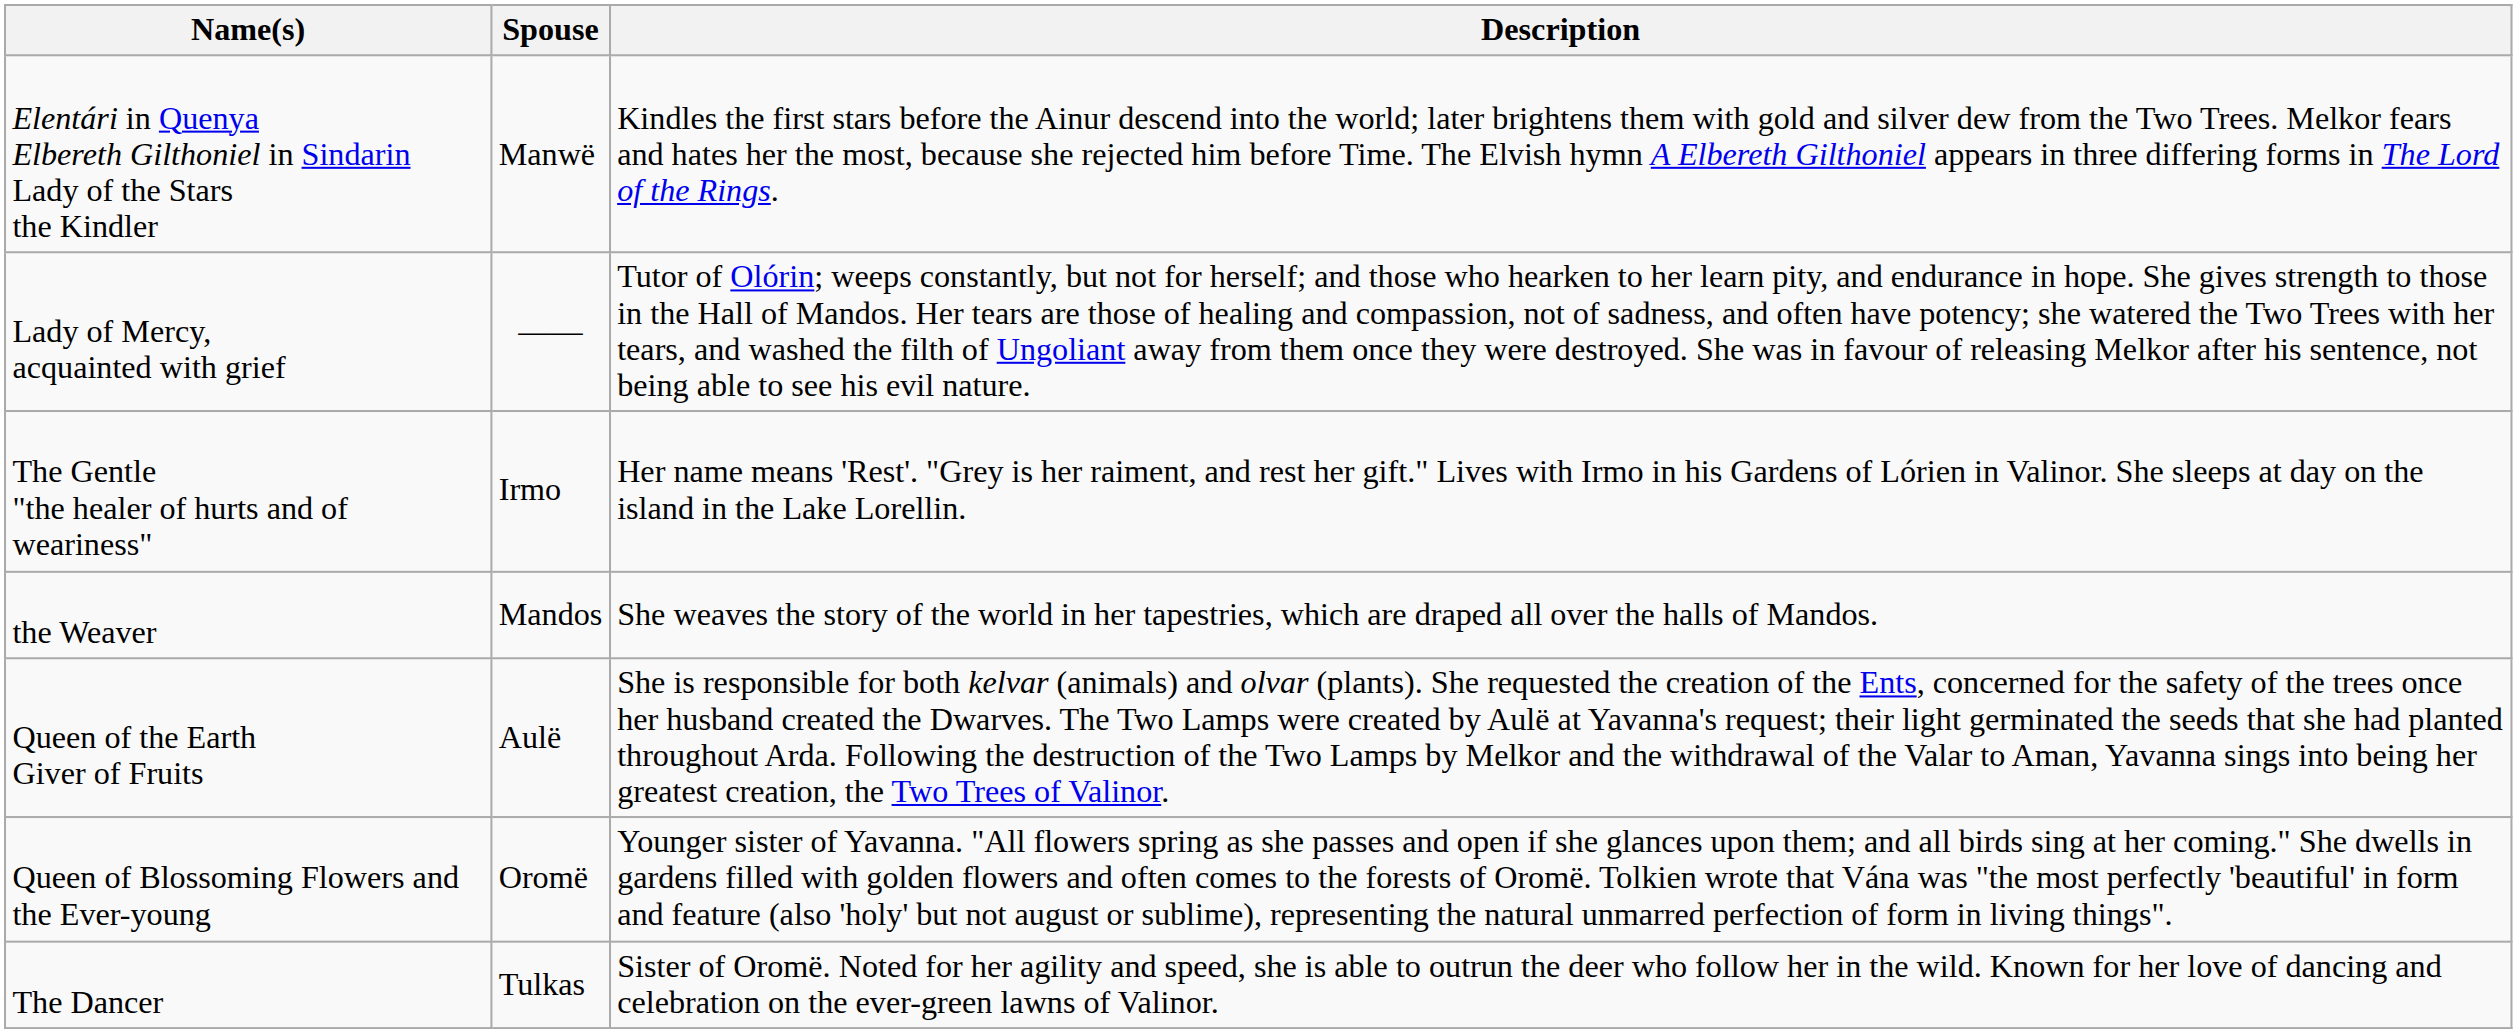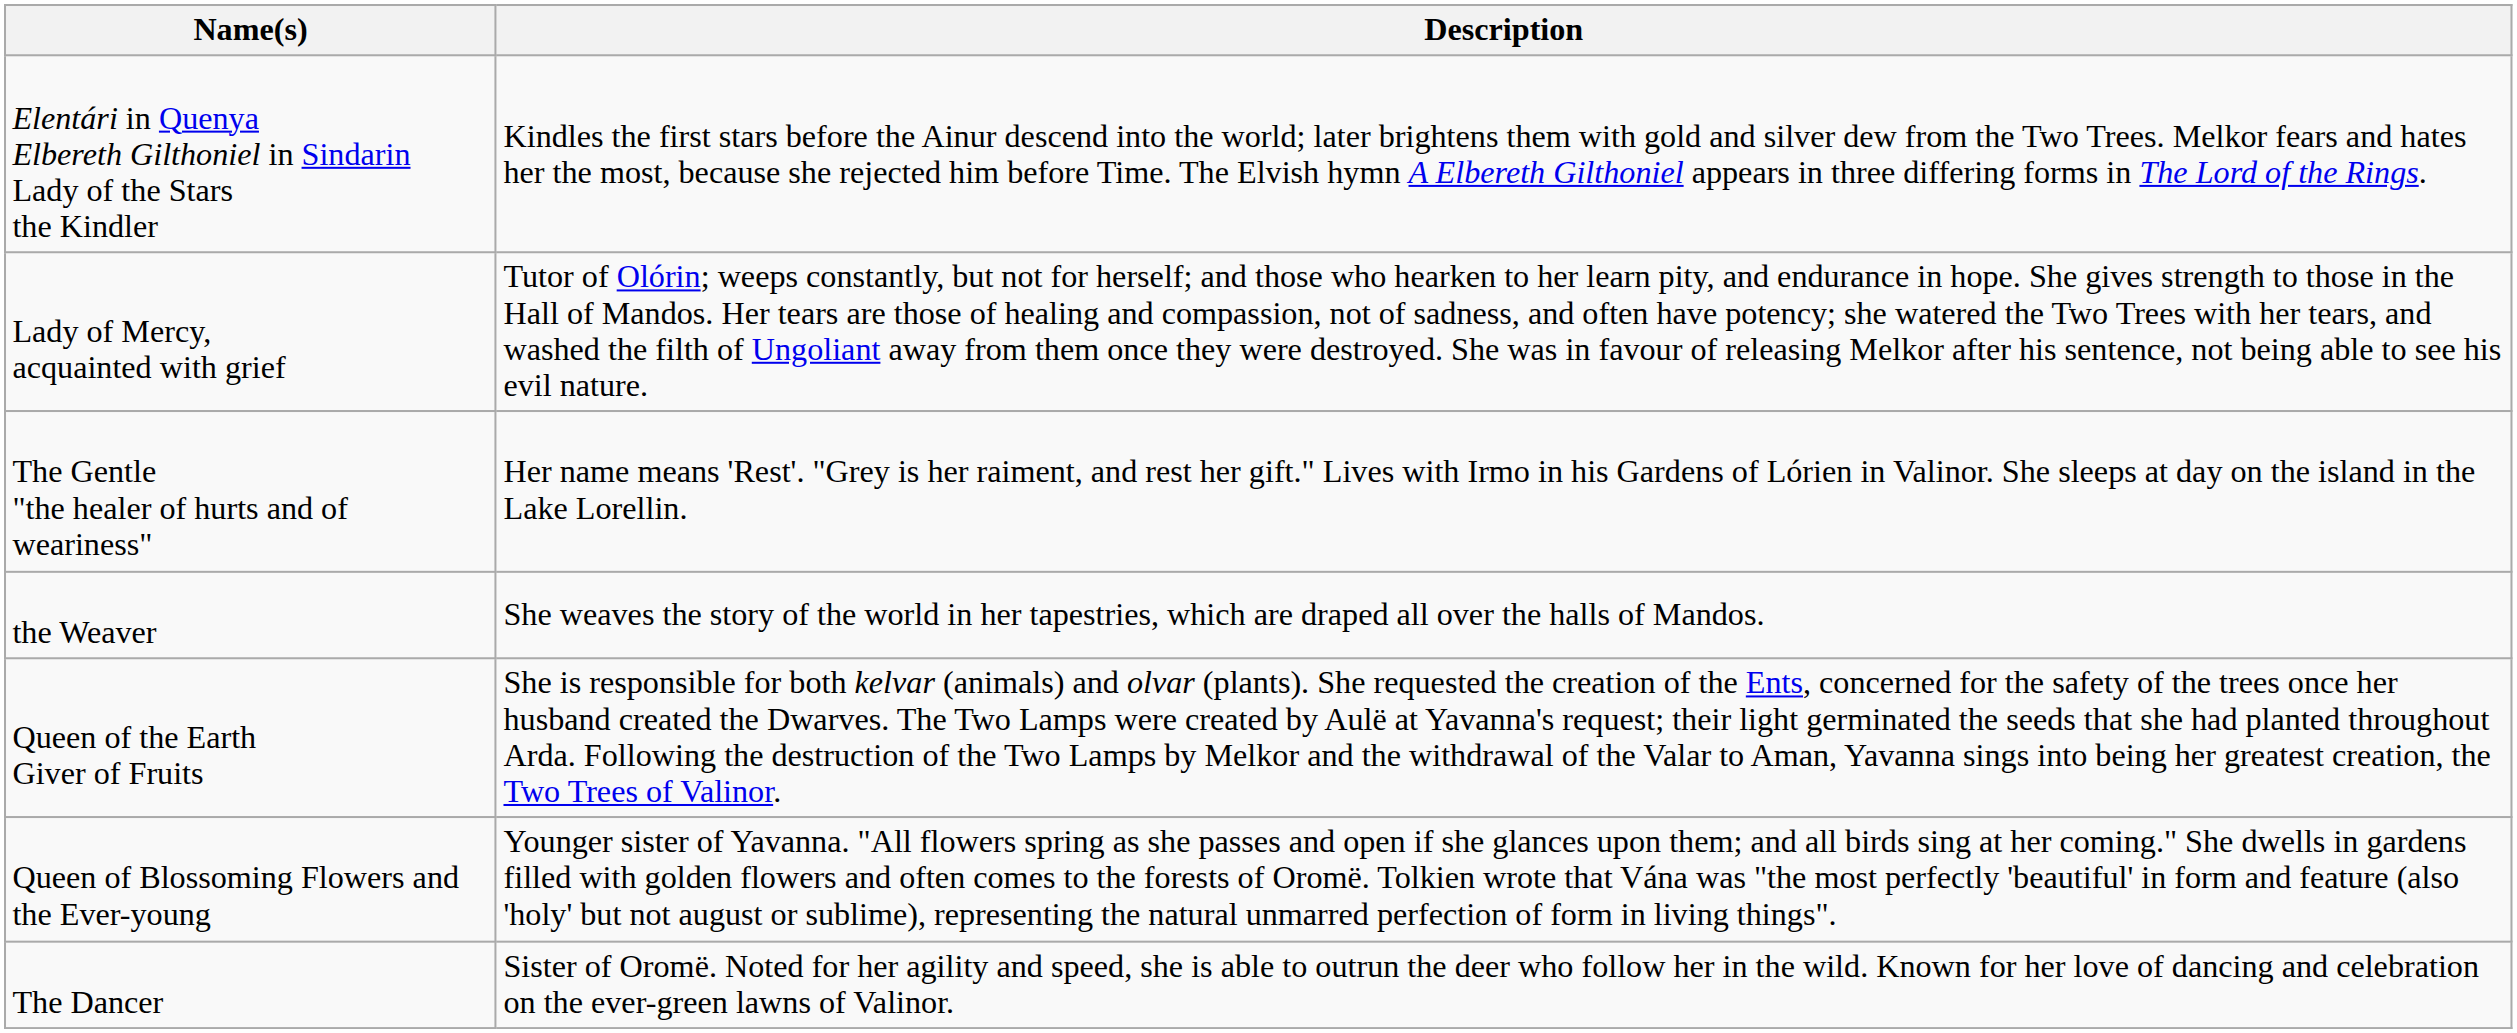- column: (551, 30)
